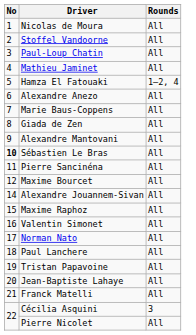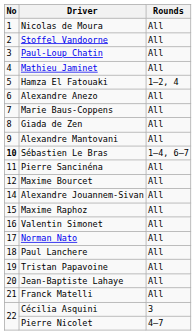(156, 153) All -> (168, 153) 1–4, 6–7
(156, 323) All -> (156, 323) 4–7
